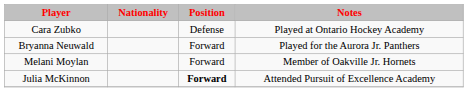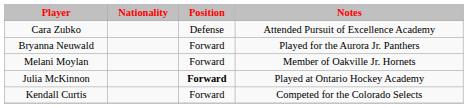(349, 29) Played at Ontario Hockey Academy -> (349, 29) Attended Pursuit of Excellence Academy
(349, 78) Attended Pursuit of Excellence Academy -> (349, 78) Played at Ontario Hockey Academy
+ row: (56, 95)
